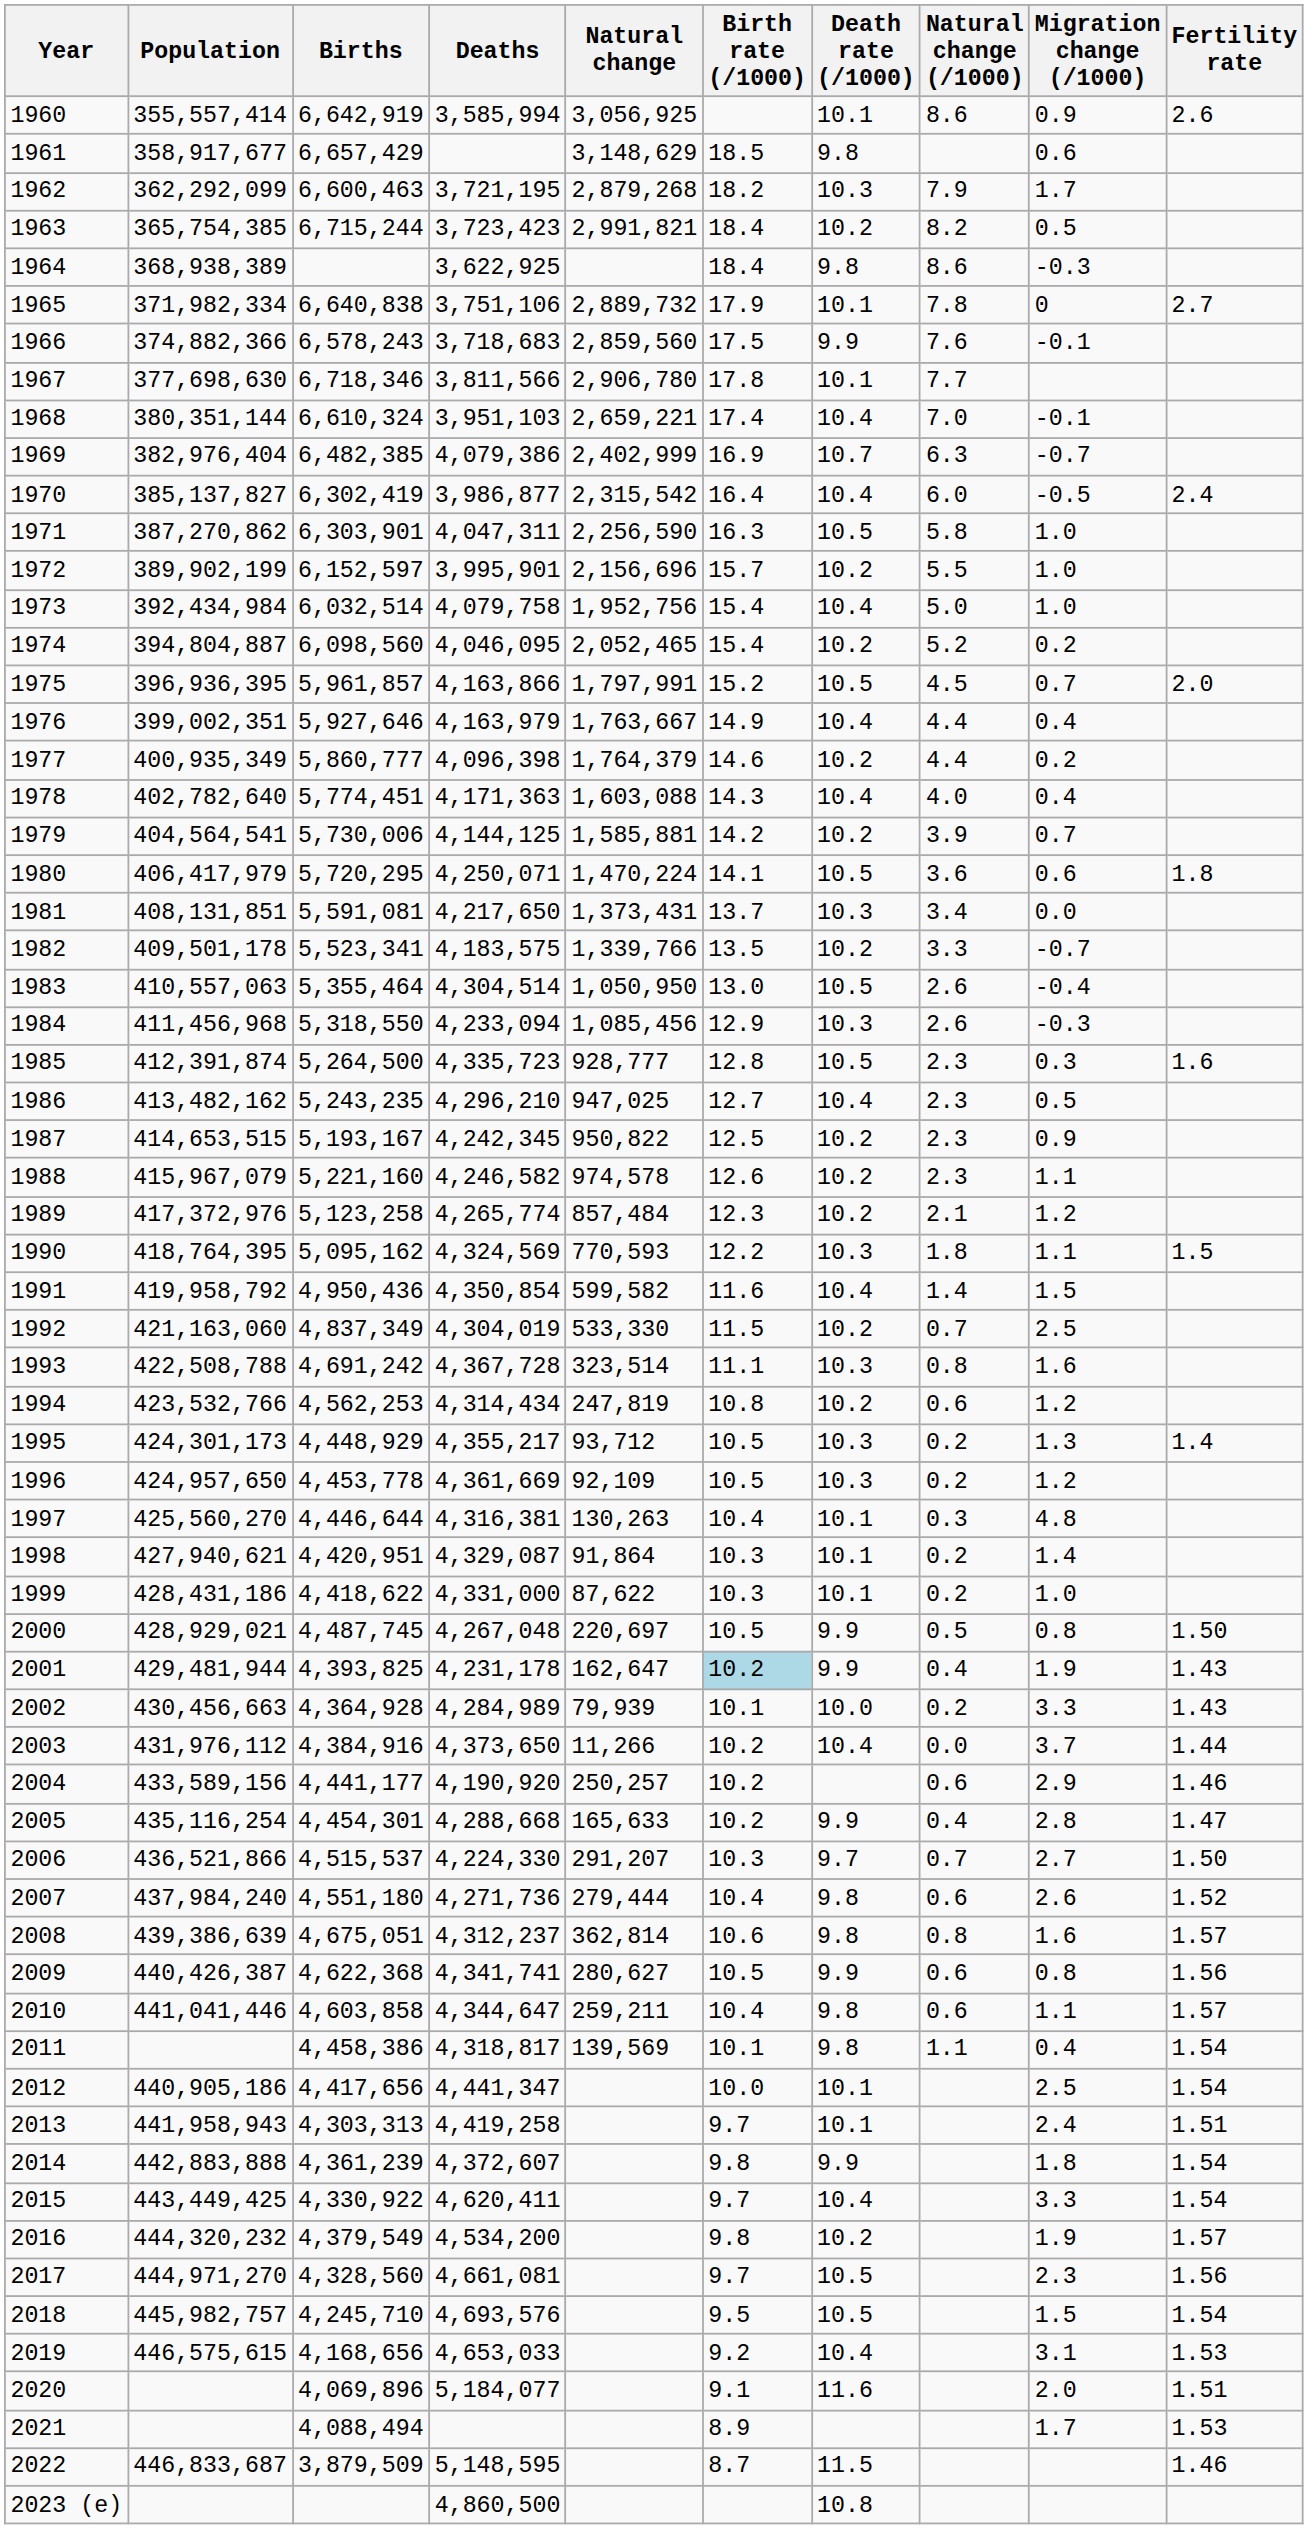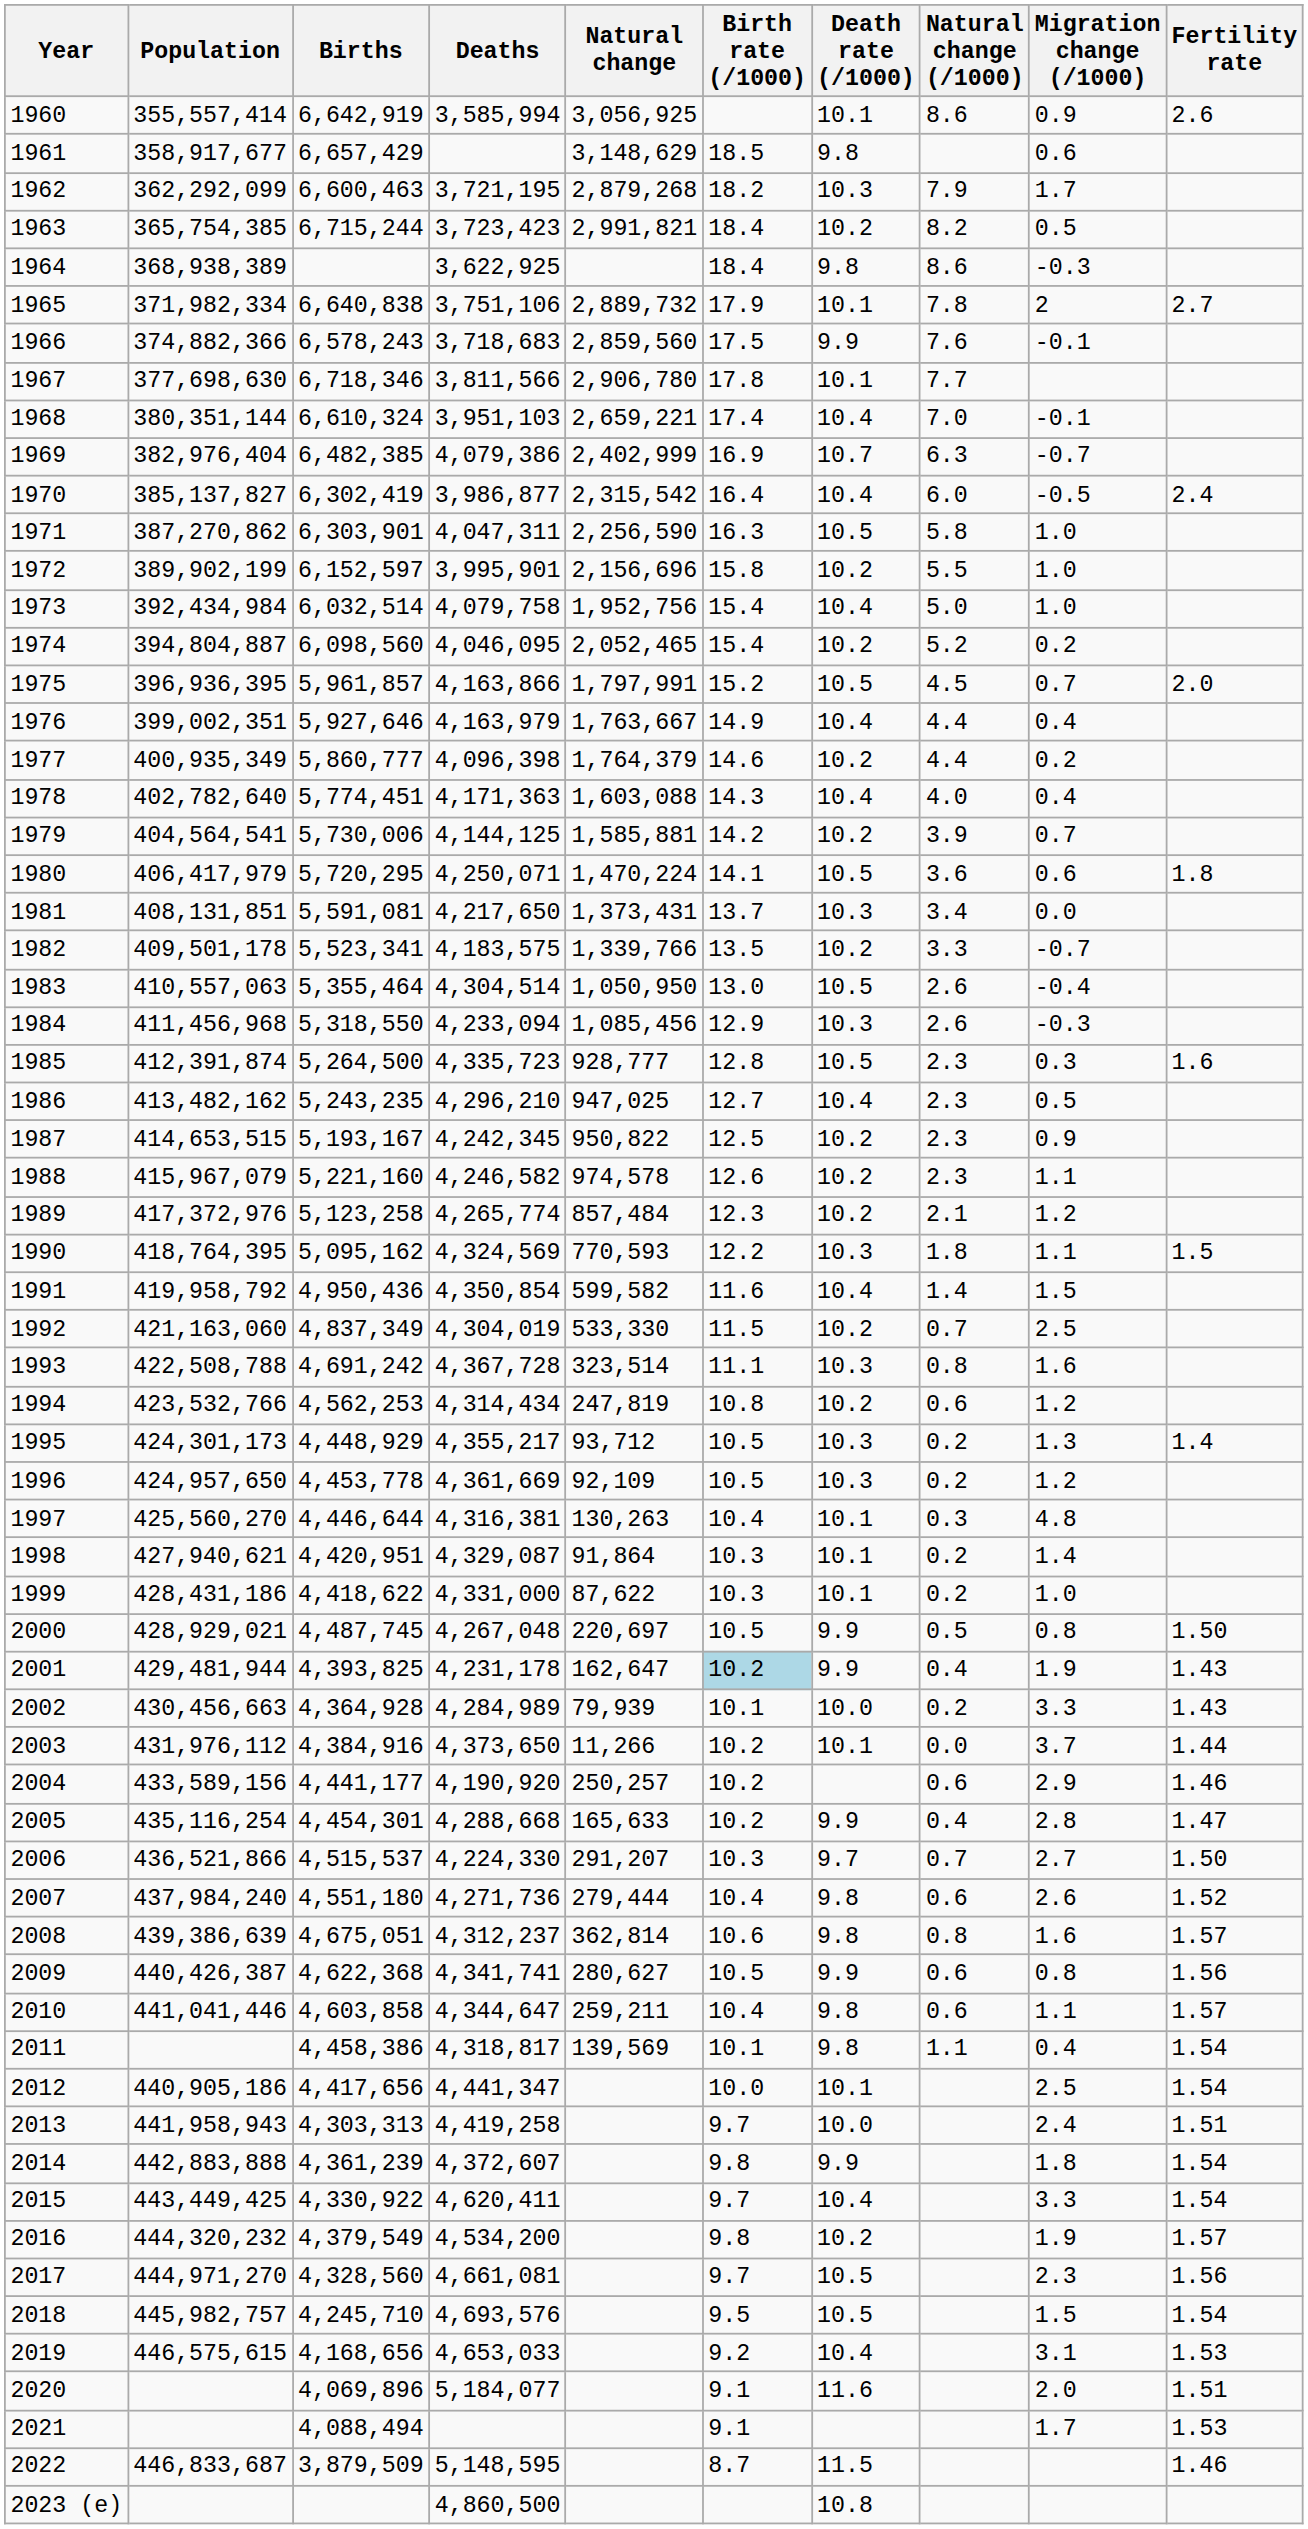(1042, 305) 0 -> (1042, 305) 2
(736, 571) 15.7 -> (736, 571) 15.8
(845, 1746) 10.4 -> (845, 1746) 10.1
(845, 2126) 10.1 -> (845, 2126) 10.0
(729, 2429) 8.9 -> (729, 2429) 9.1
